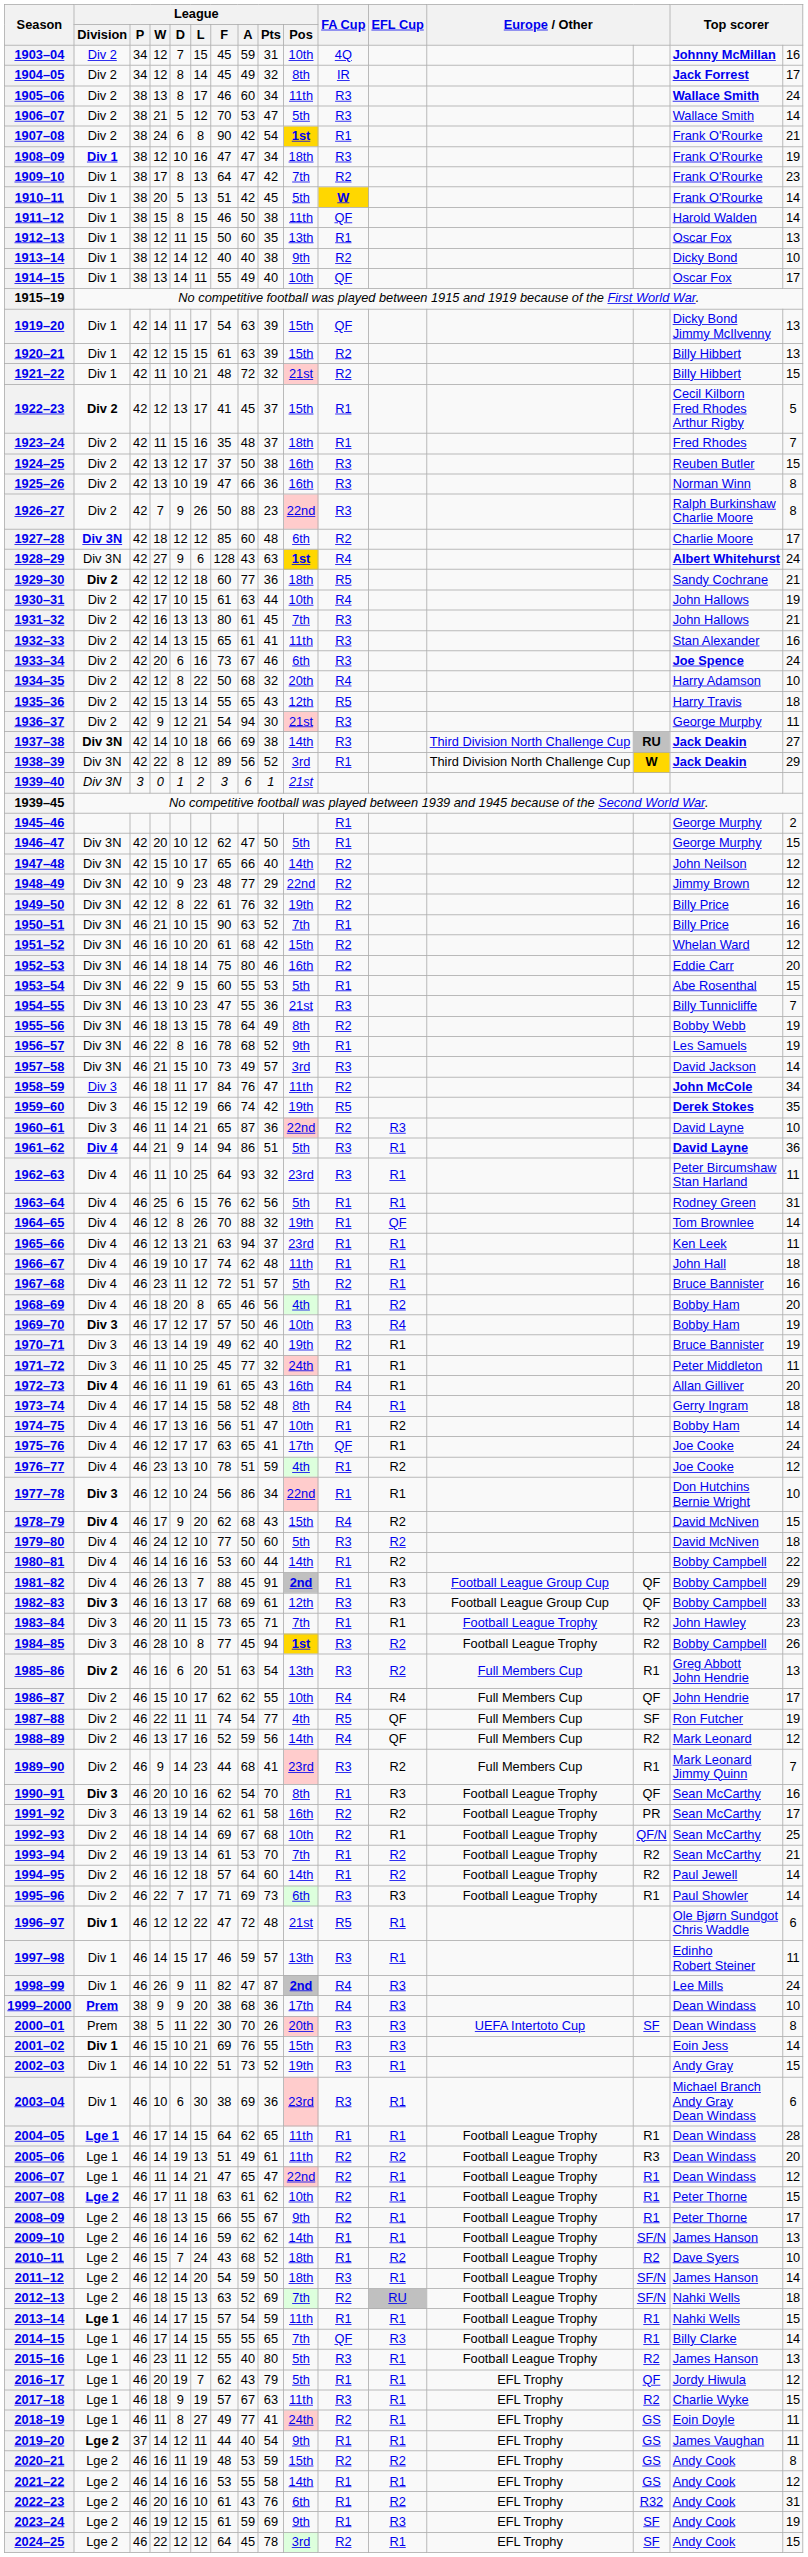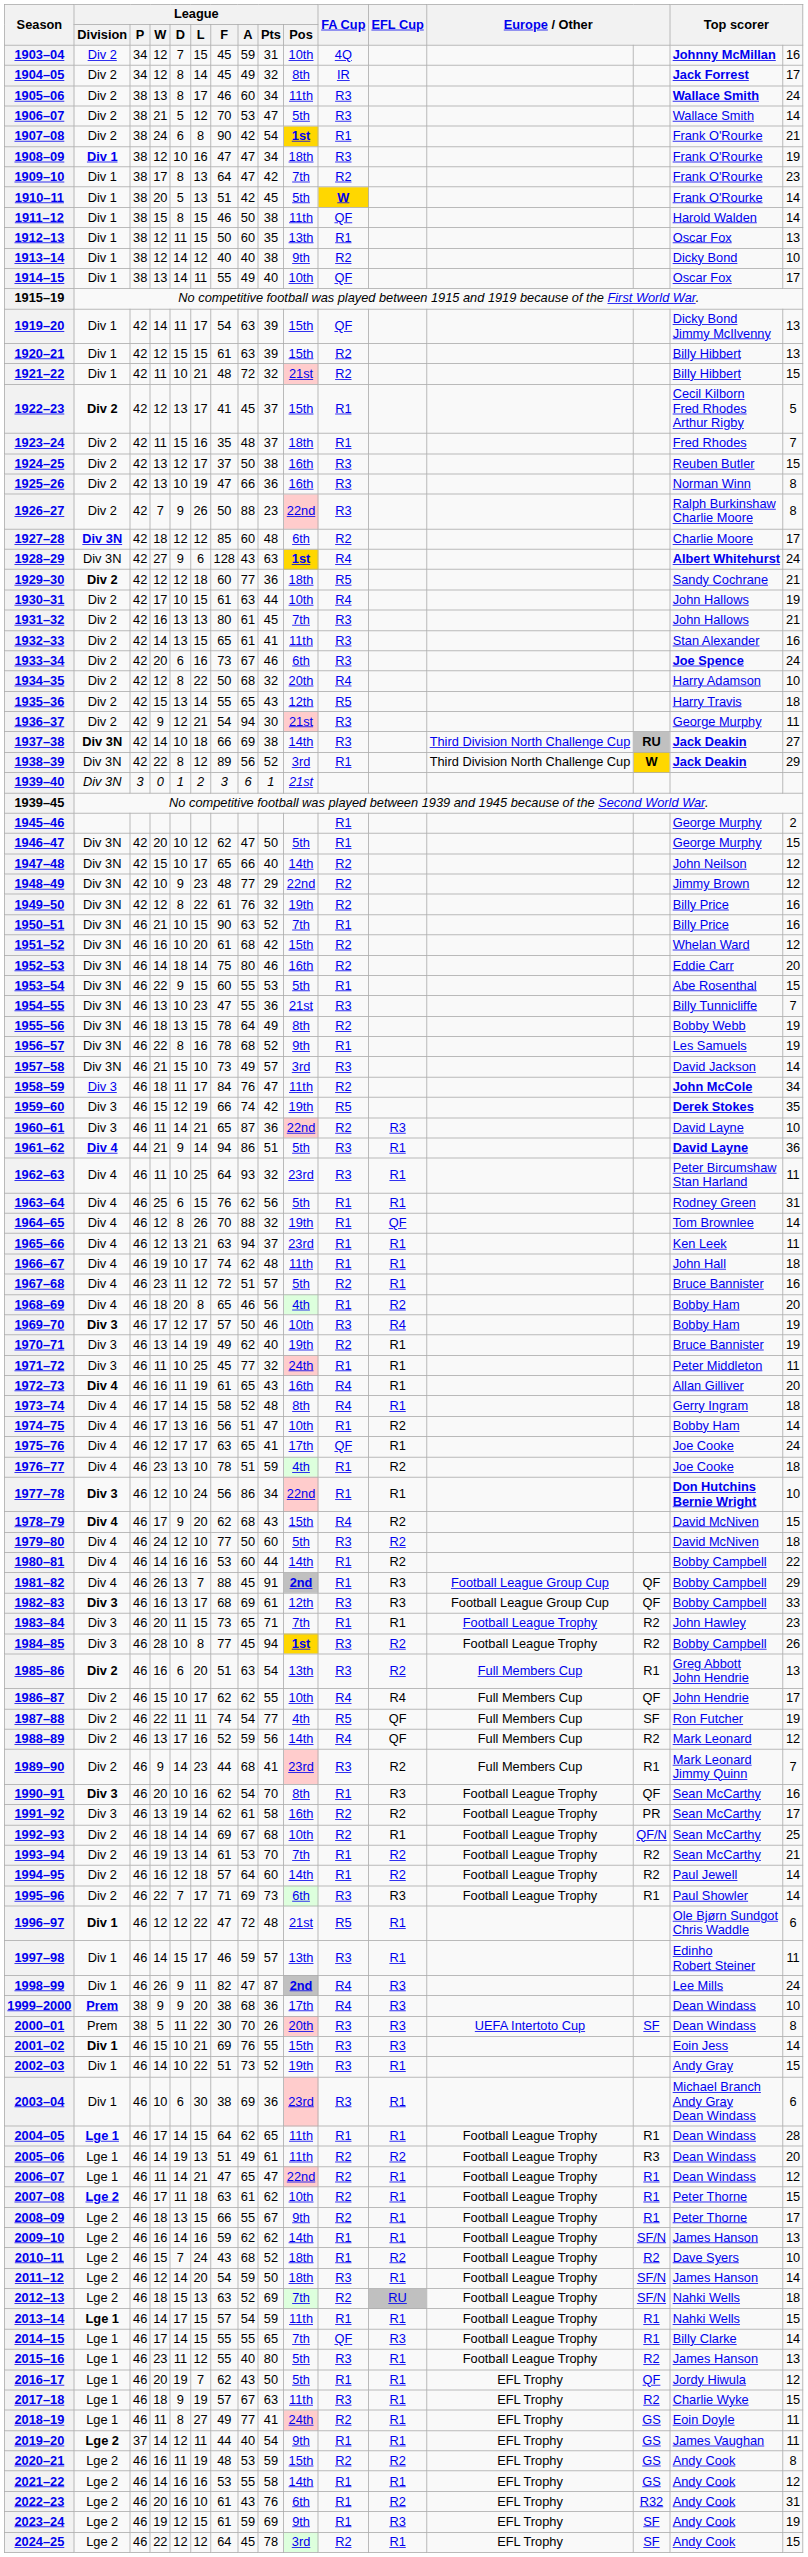(793, 1467) 12 -> (793, 1467) 18
(711, 1494) normal -> (715, 1494) bold
(271, 2379) 79 -> (271, 2379) 50
